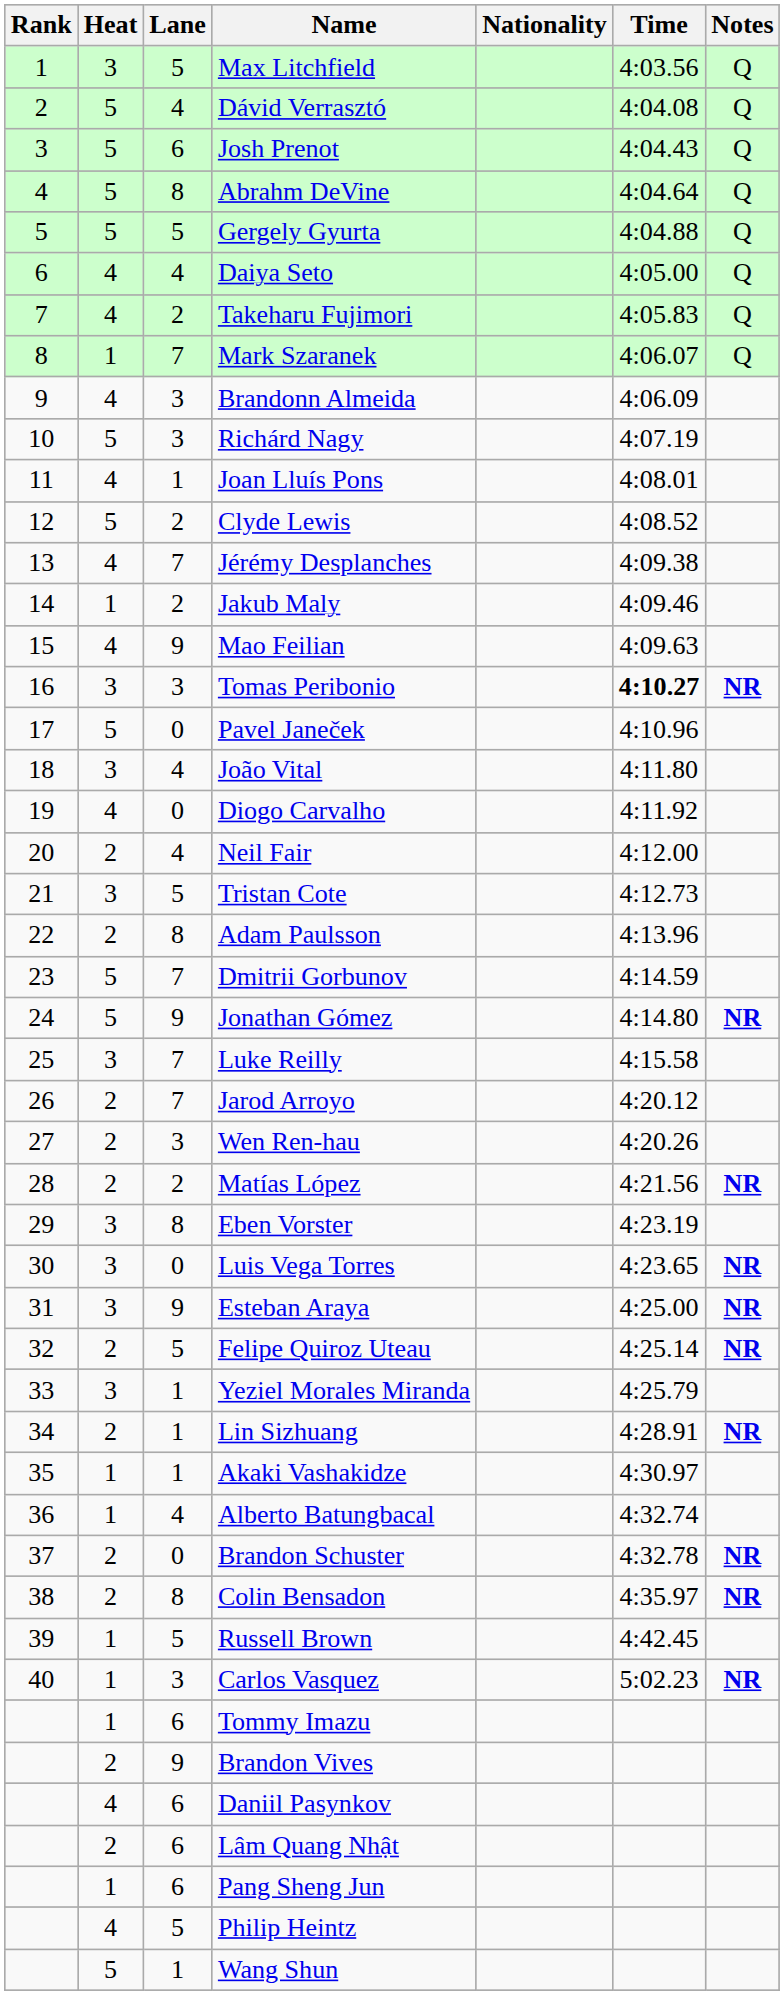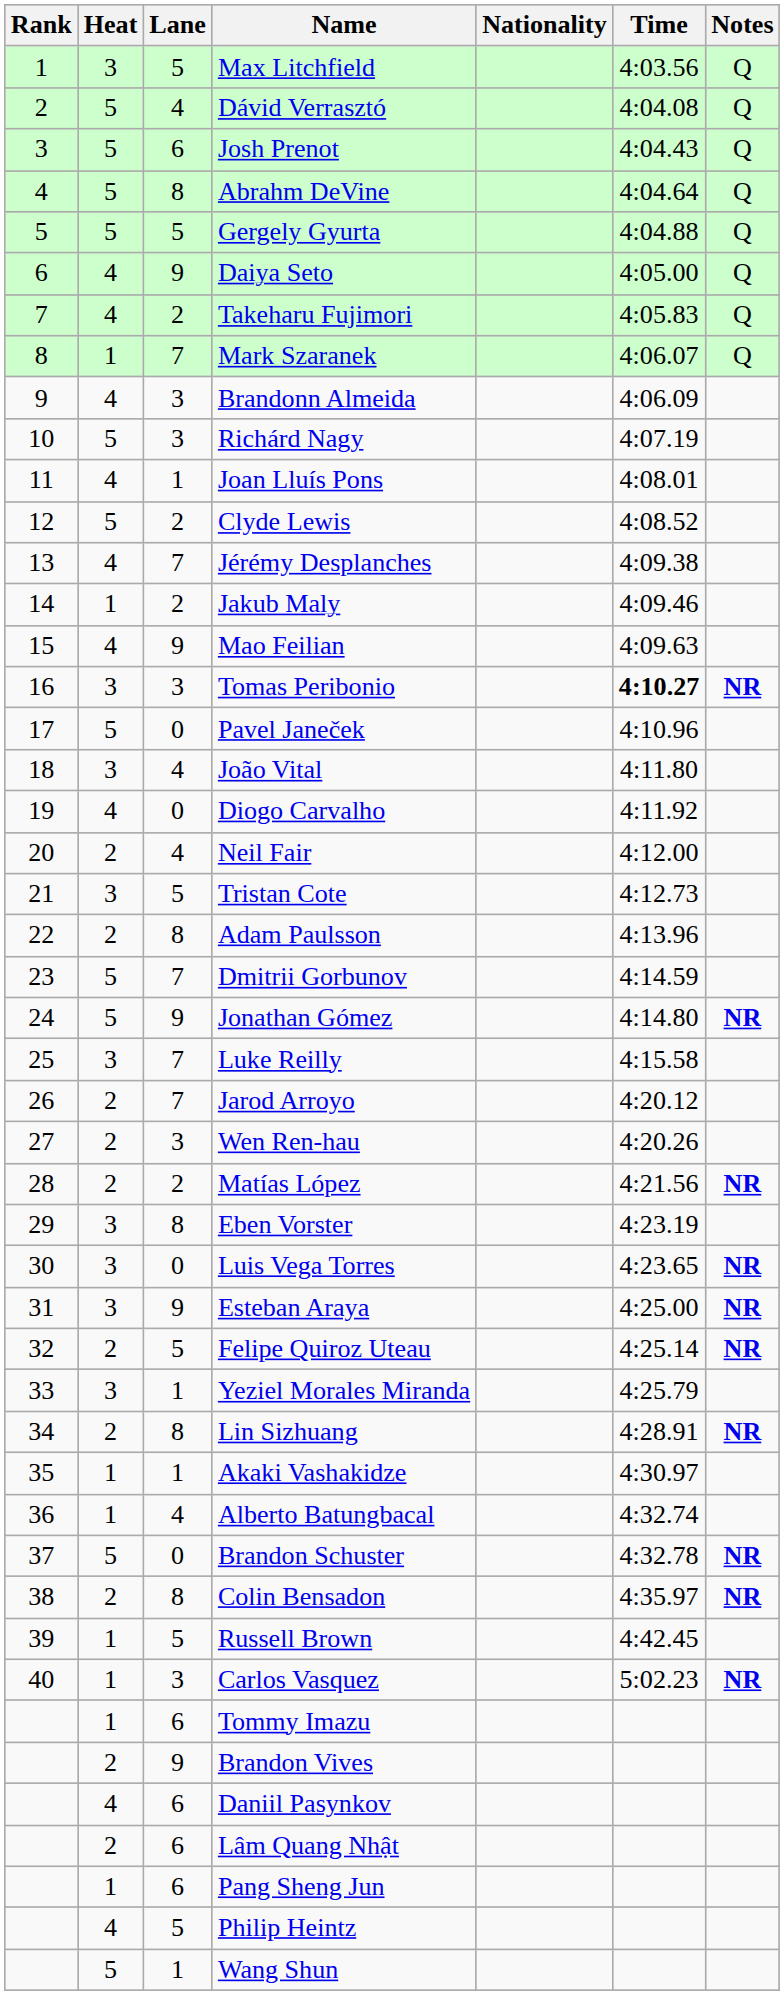(178, 273) 4 -> (178, 273) 9
(178, 1431) 1 -> (178, 1431) 8
(111, 1555) 2 -> (111, 1555) 5
